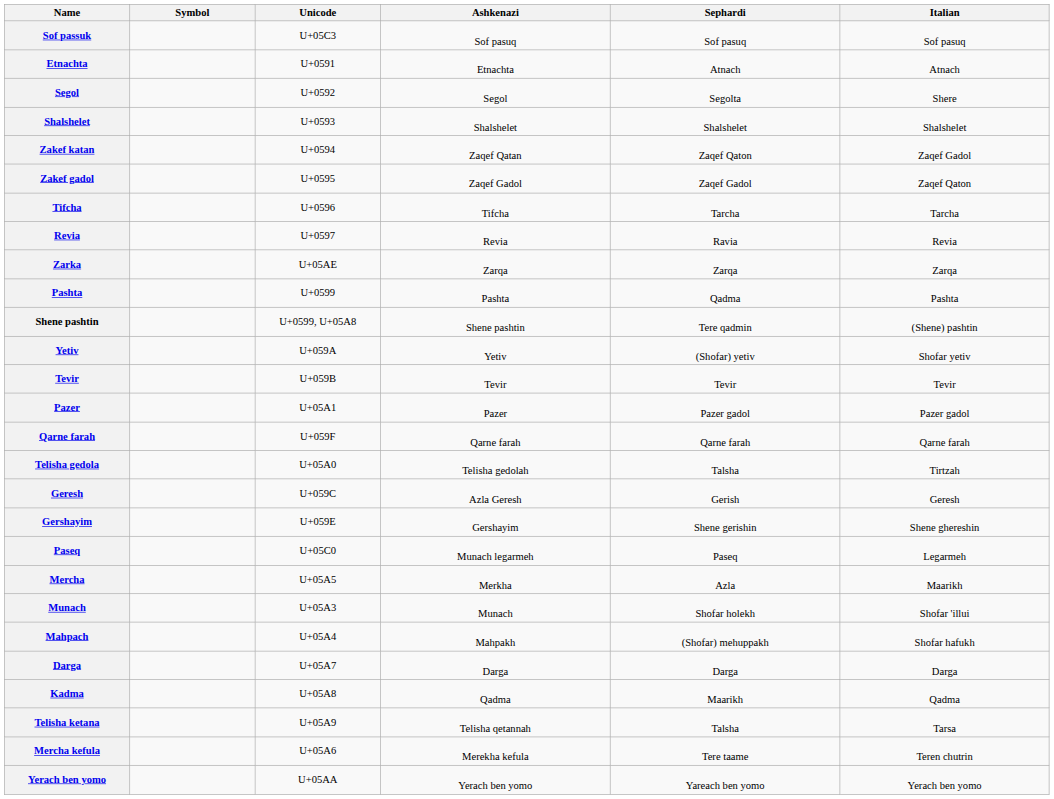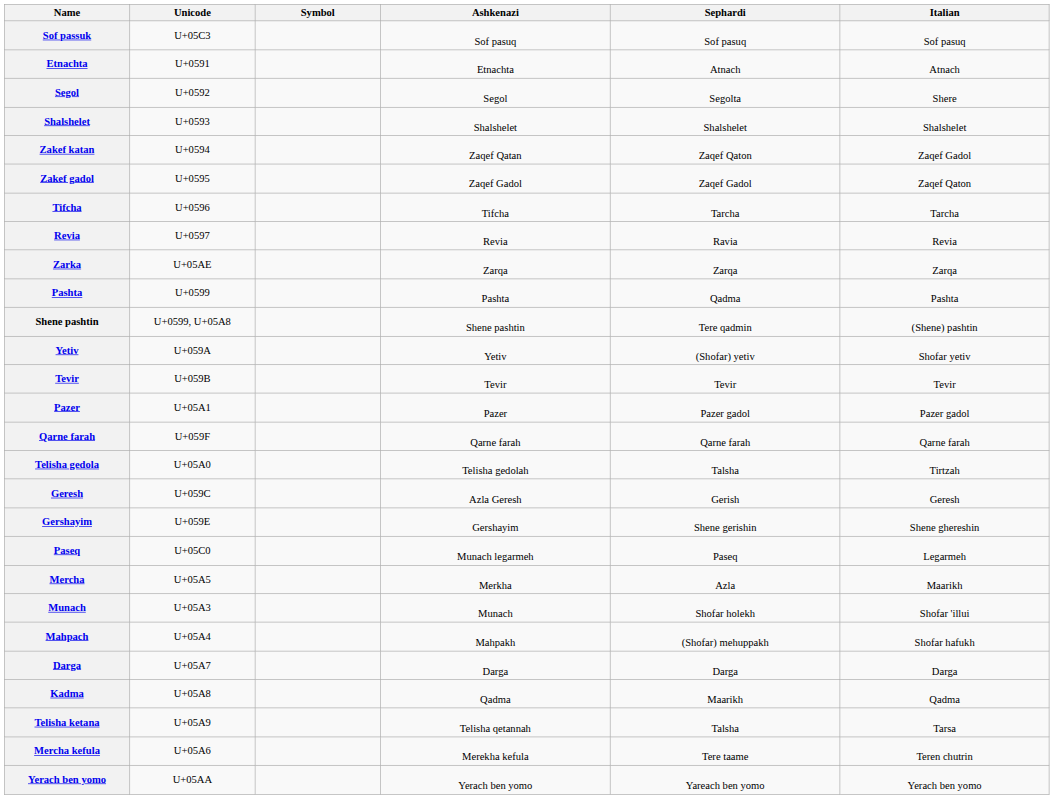columns swapped: (192, 12) <-> (318, 12)
